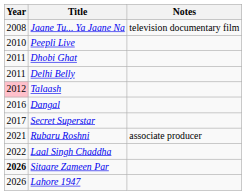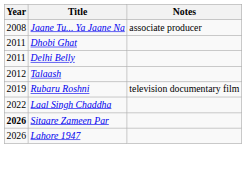(184, 27) television documentary film -> (166, 27) associate producer
- row: (53, 43)
(16, 89) pink background -> (16, 74) no background
- row: (45, 105)
- row: (63, 120)
(16, 136) 2021 -> (16, 89) 2019
(166, 136) associate producer -> (184, 89) television documentary film
